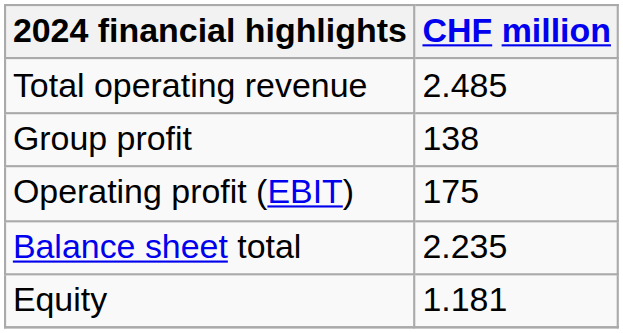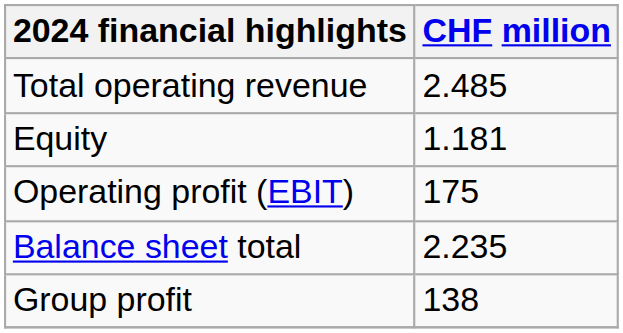rows swapped: (102, 138) <-> (60, 300)
